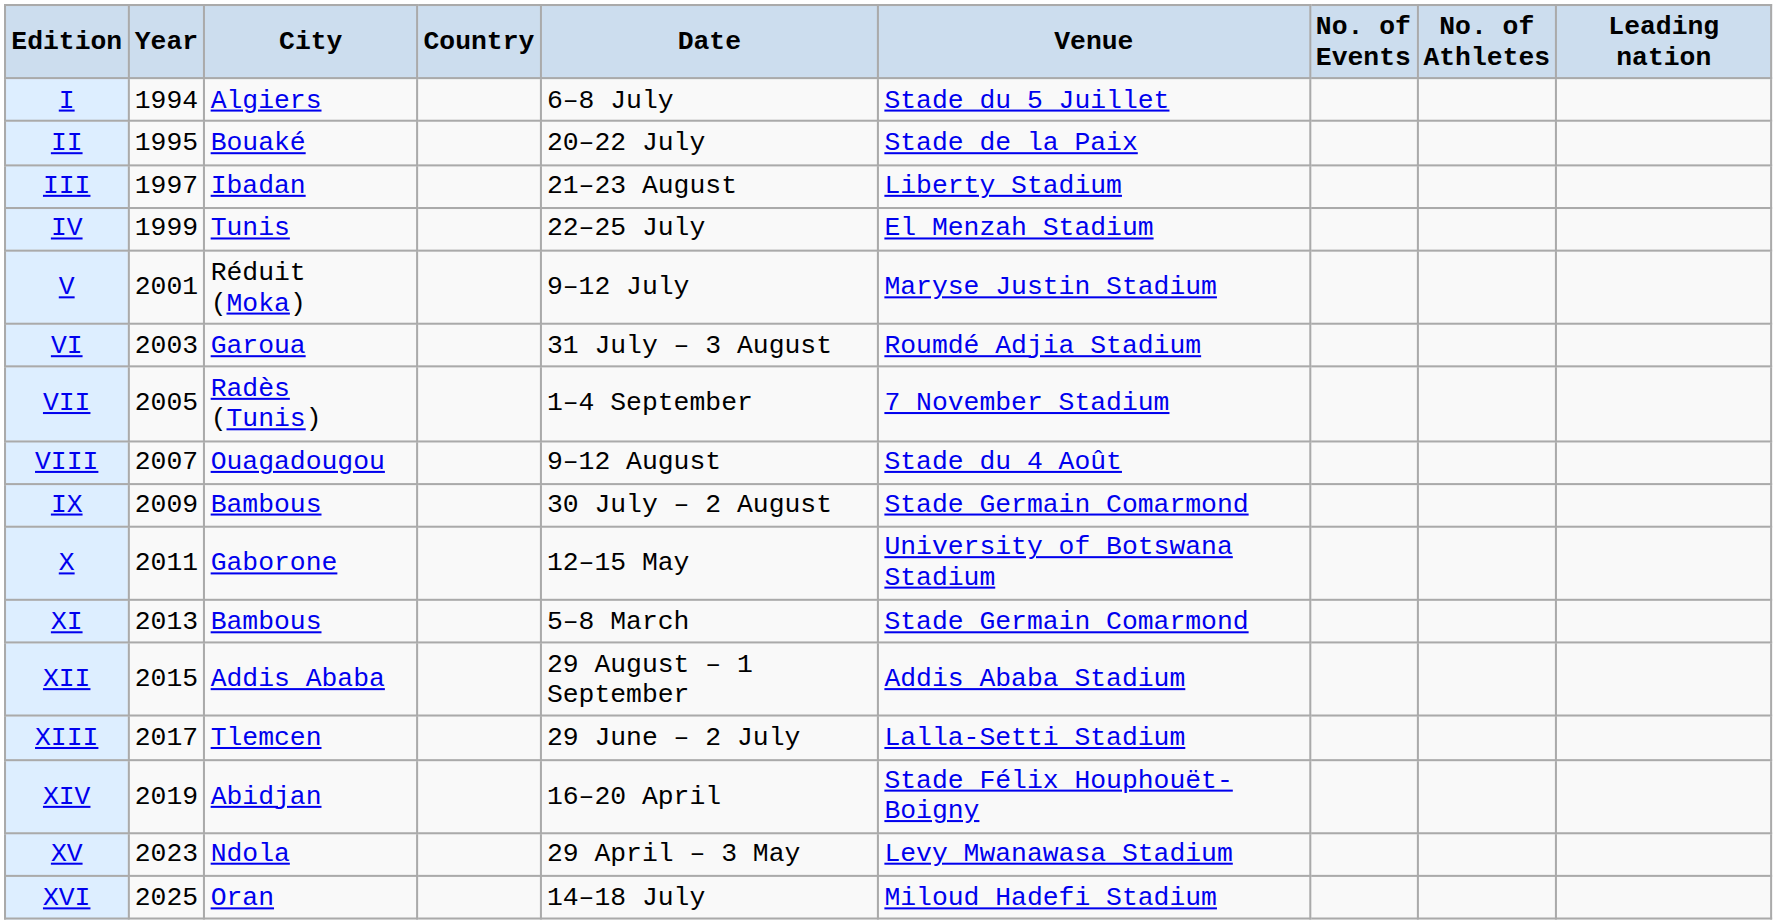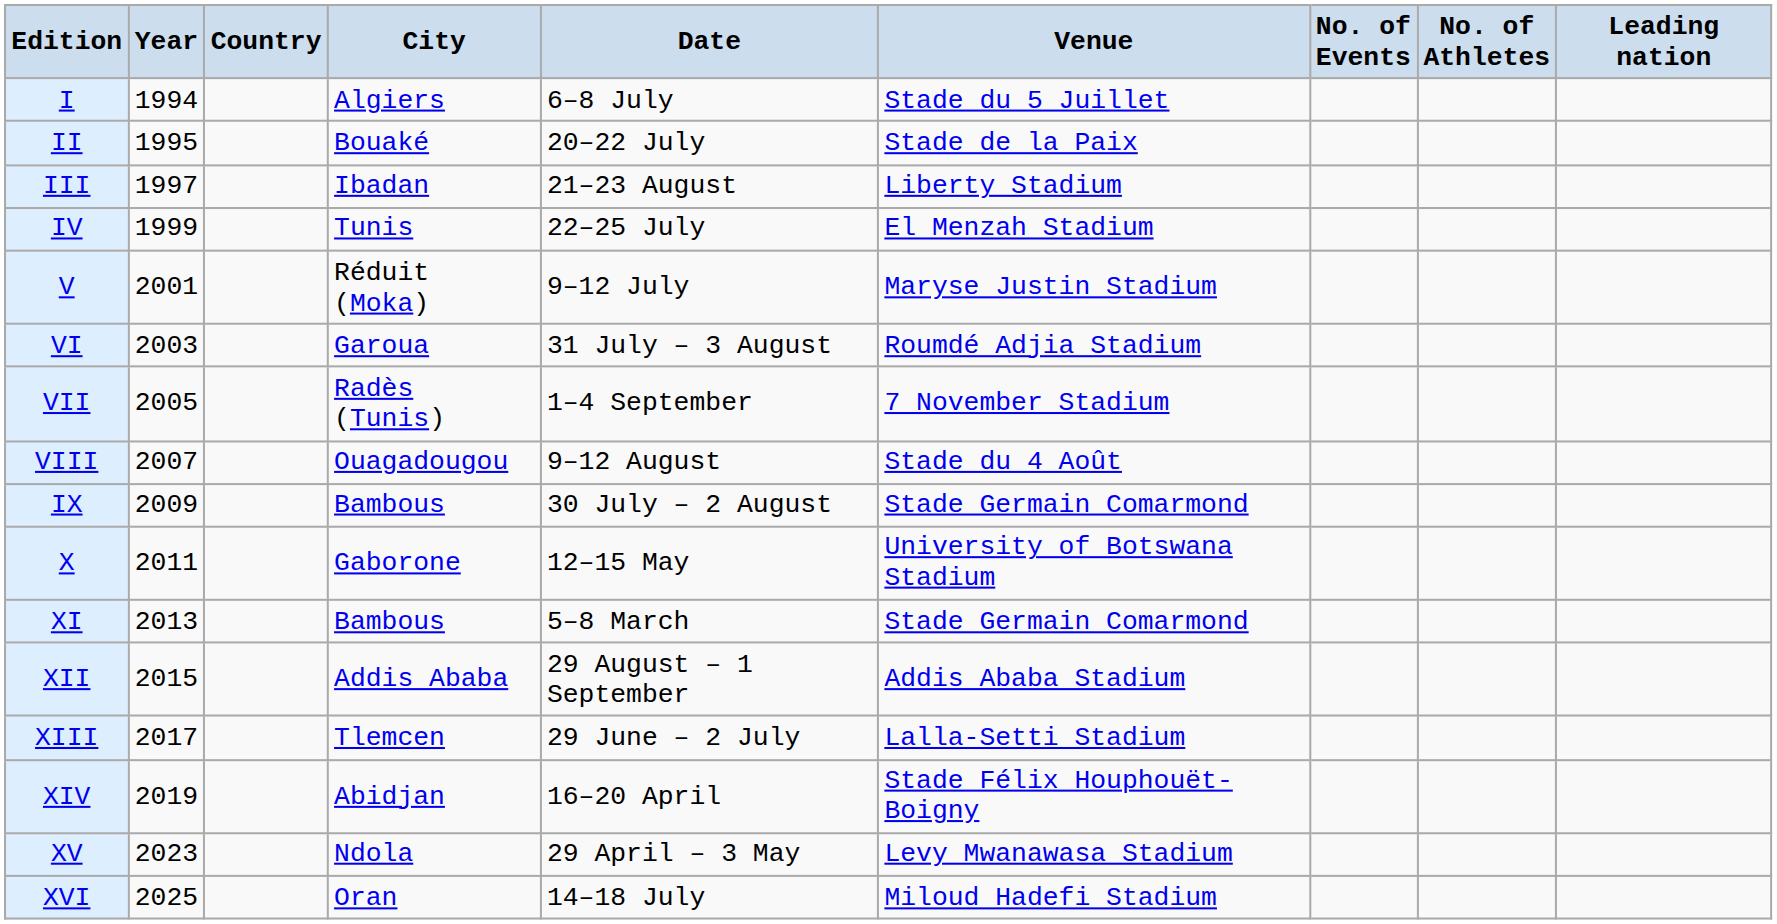columns swapped: (311, 42) <-> (479, 42)
